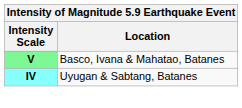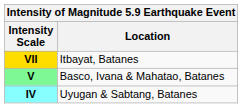+ row: (31, 59)
